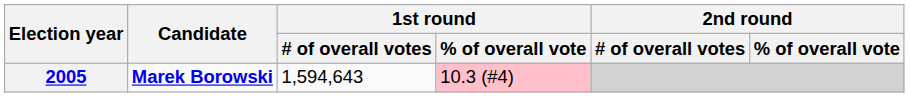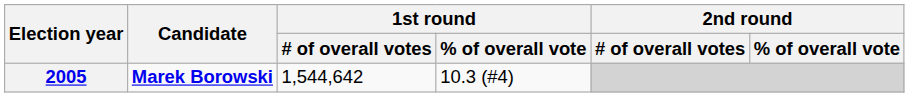(322, 77) 1,594,643 -> (322, 77) 1,544,642
(477, 77) pink background -> (477, 77) no background
